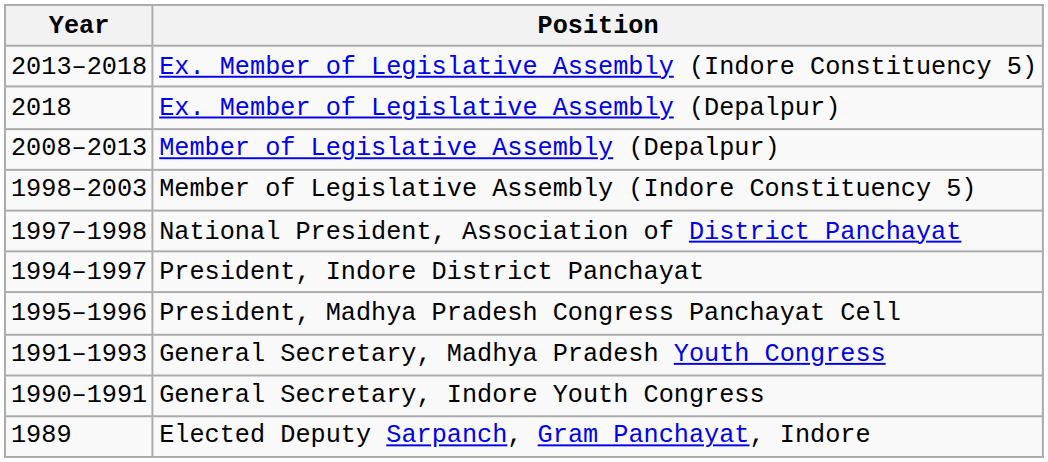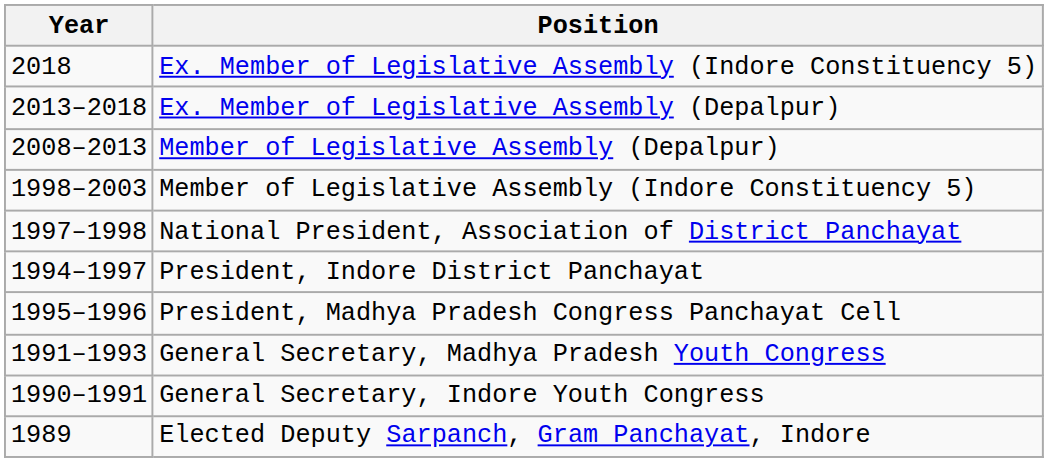(79, 67) 2013–2018 -> (41, 67) 2018
(41, 108) 2018 -> (79, 108) 2013–2018
